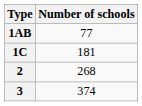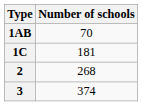(86, 33) 77 -> (86, 33) 70
